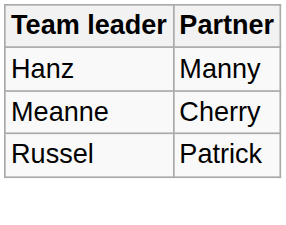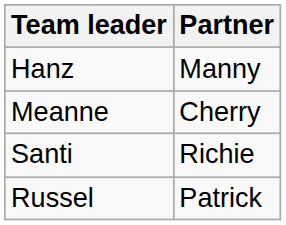+ row: (42, 154)
